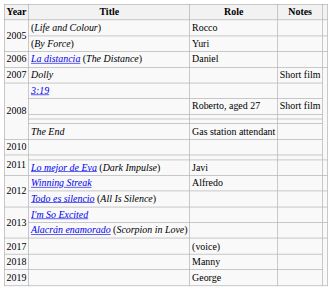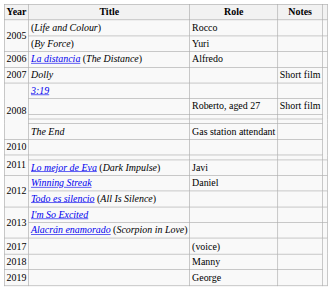(205, 59) Daniel -> (208, 59) Alfredo
(208, 183) Alfredo -> (205, 183) Daniel
